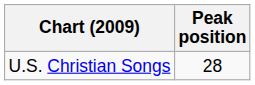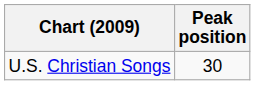(212, 65) 28 -> (212, 65) 30
